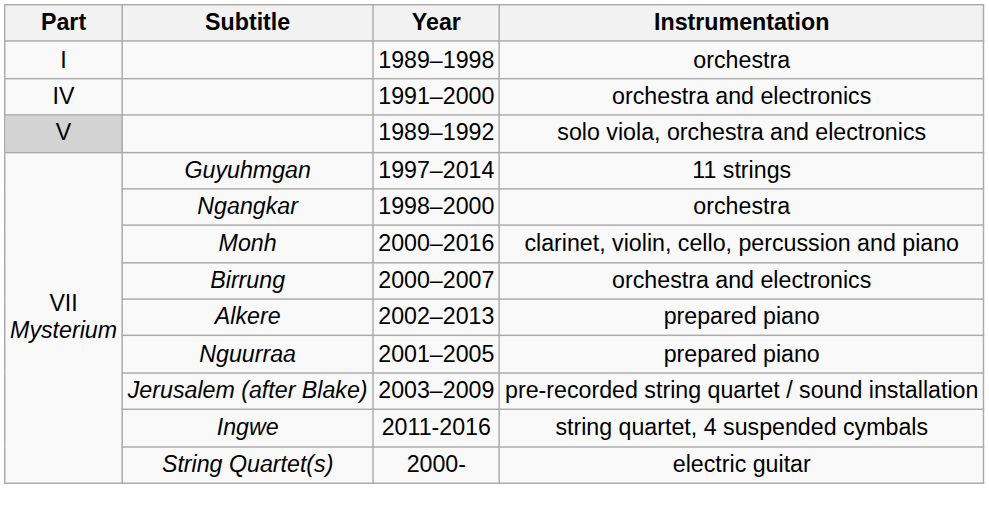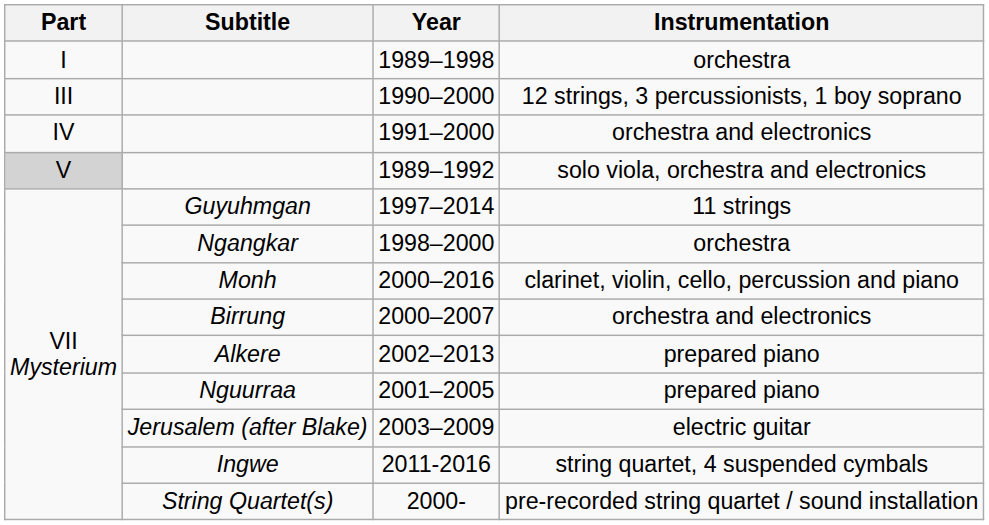+ row: (436, 96)
(742, 390) pre-recorded string quartet / sound installation -> (742, 427) electric guitar
(742, 464) electric guitar -> (742, 501) pre-recorded string quartet / sound installation
